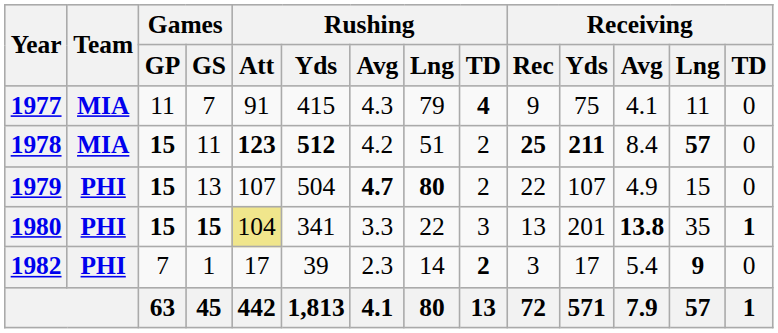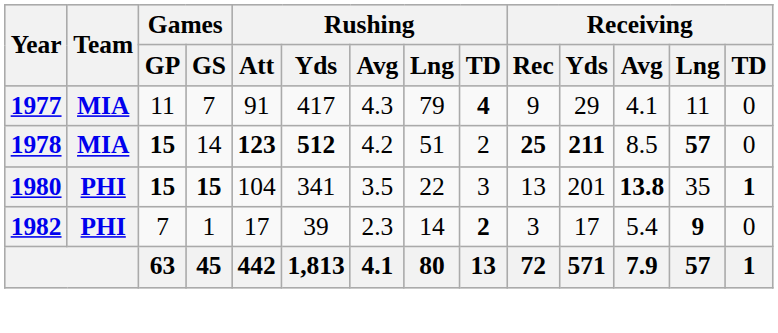(316, 105) 415 -> (316, 105) 417
(587, 105) 75 -> (587, 105) 29
(209, 145) 11 -> (209, 145) 14
(642, 145) 8.4 -> (642, 145) 8.5
- row: (36, 186)
(257, 226) khaki background -> (257, 186) no background
(377, 226) 3.3 -> (377, 186) 3.5
